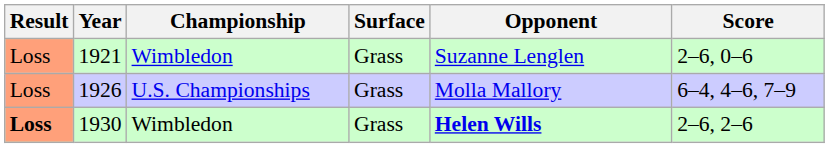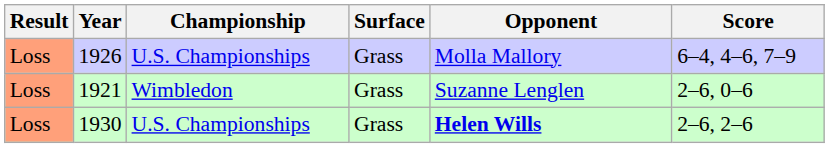rows swapped: (100, 55) <-> (100, 90)
(31, 124) bold -> (30, 124) normal
(182, 124) Wimbledon -> (221, 124) U.S. Championships
